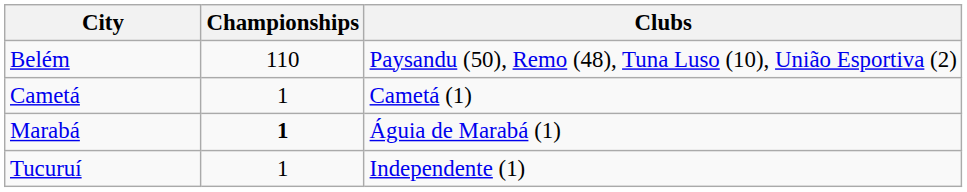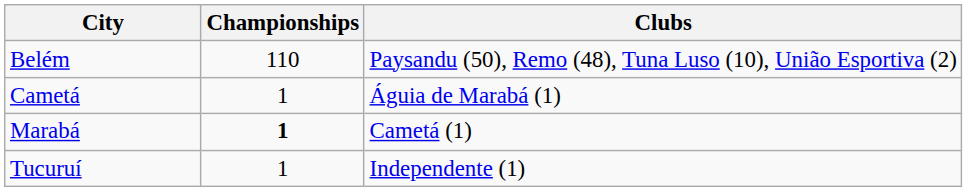(421, 95) Cametá (1) -> (465, 95) Águia de Marabá (1)
(465, 131) Águia de Marabá (1) -> (421, 131) Cametá (1)
